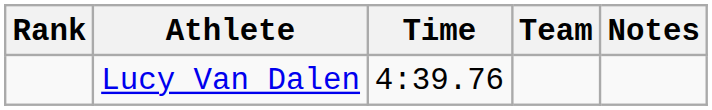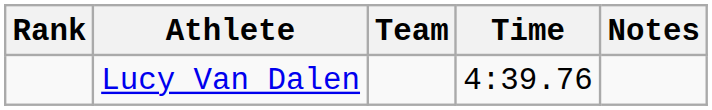columns swapped: (556, 30) <-> (439, 30)
